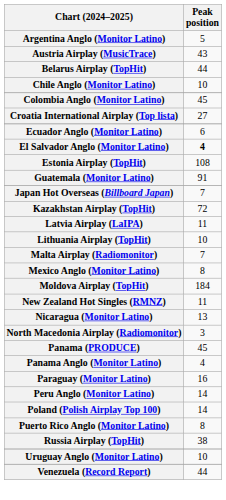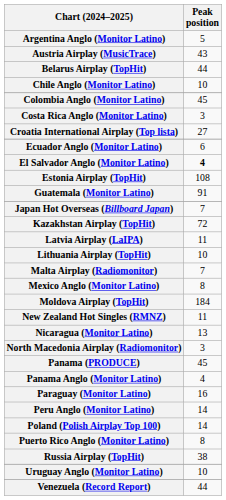+ row: (94, 116)
